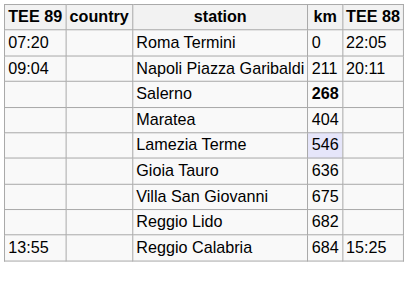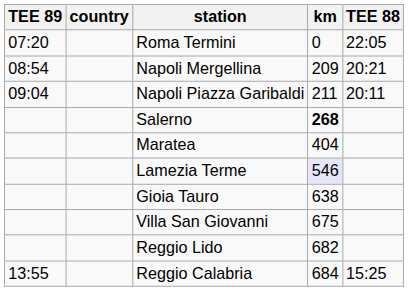+ row: (199, 68)
(325, 171) 636 -> (325, 196) 638
